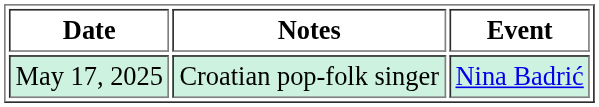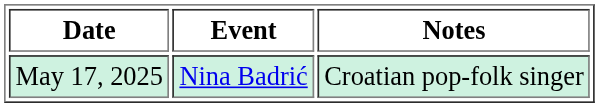columns swapped: (520, 30) <-> (309, 30)
